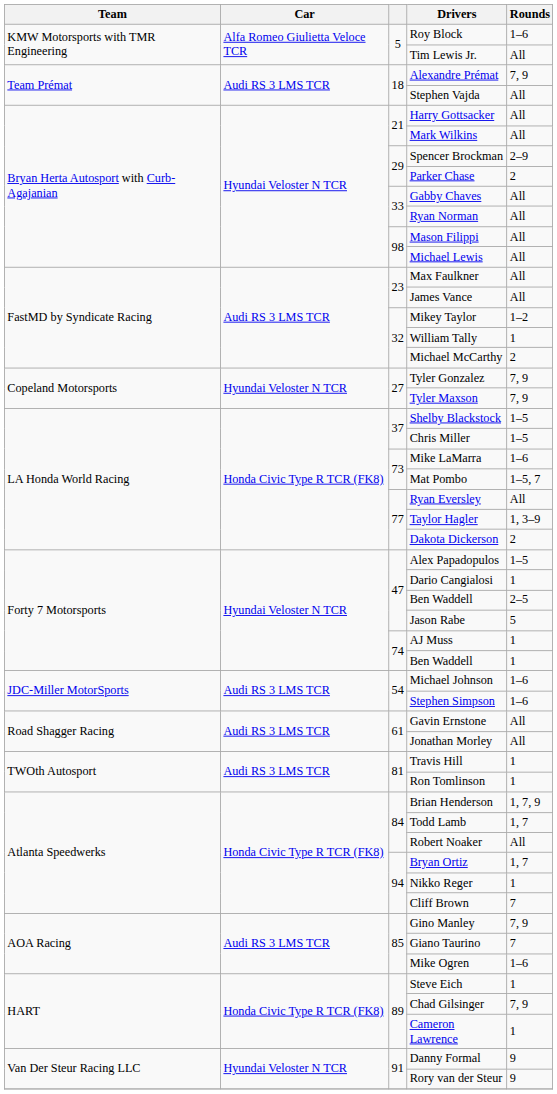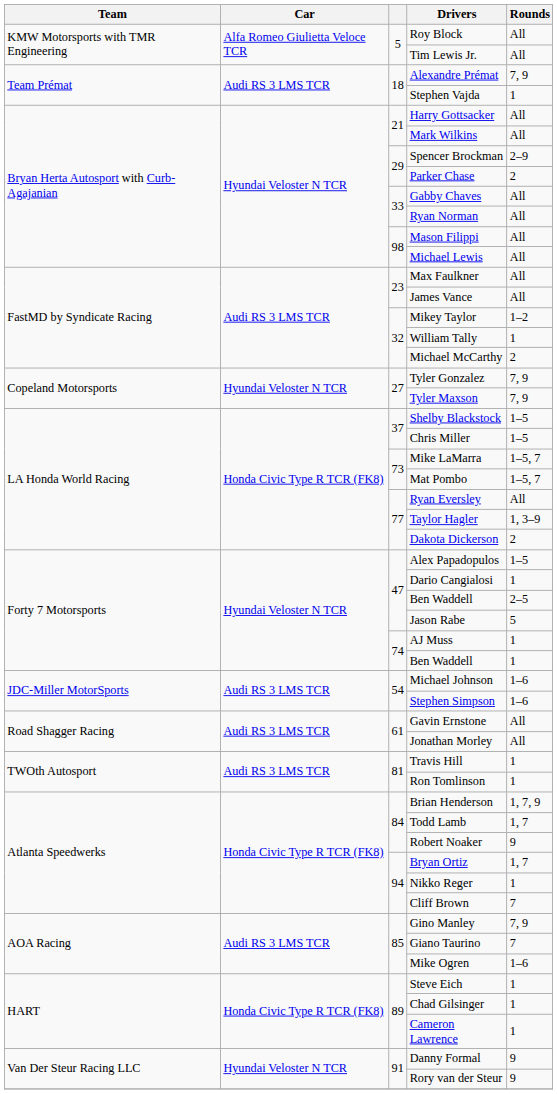(519, 34) 1–6 -> (518, 34) All
(518, 94) All -> (513, 94) 1
(519, 458) 1–6 -> (525, 458) 1–5, 7
(518, 842) All -> (513, 842) 9
(519, 1003) 7, 9 -> (513, 1003) 1
